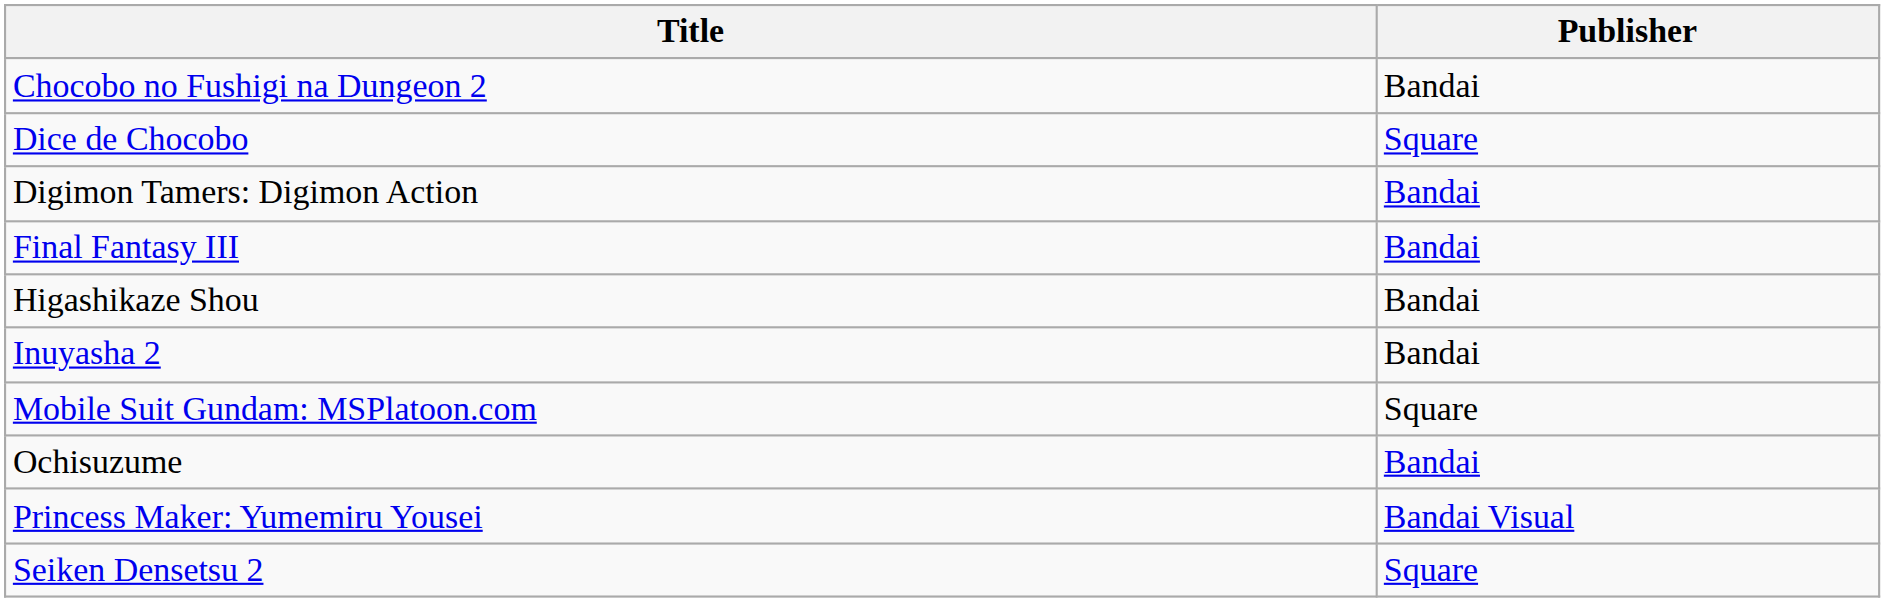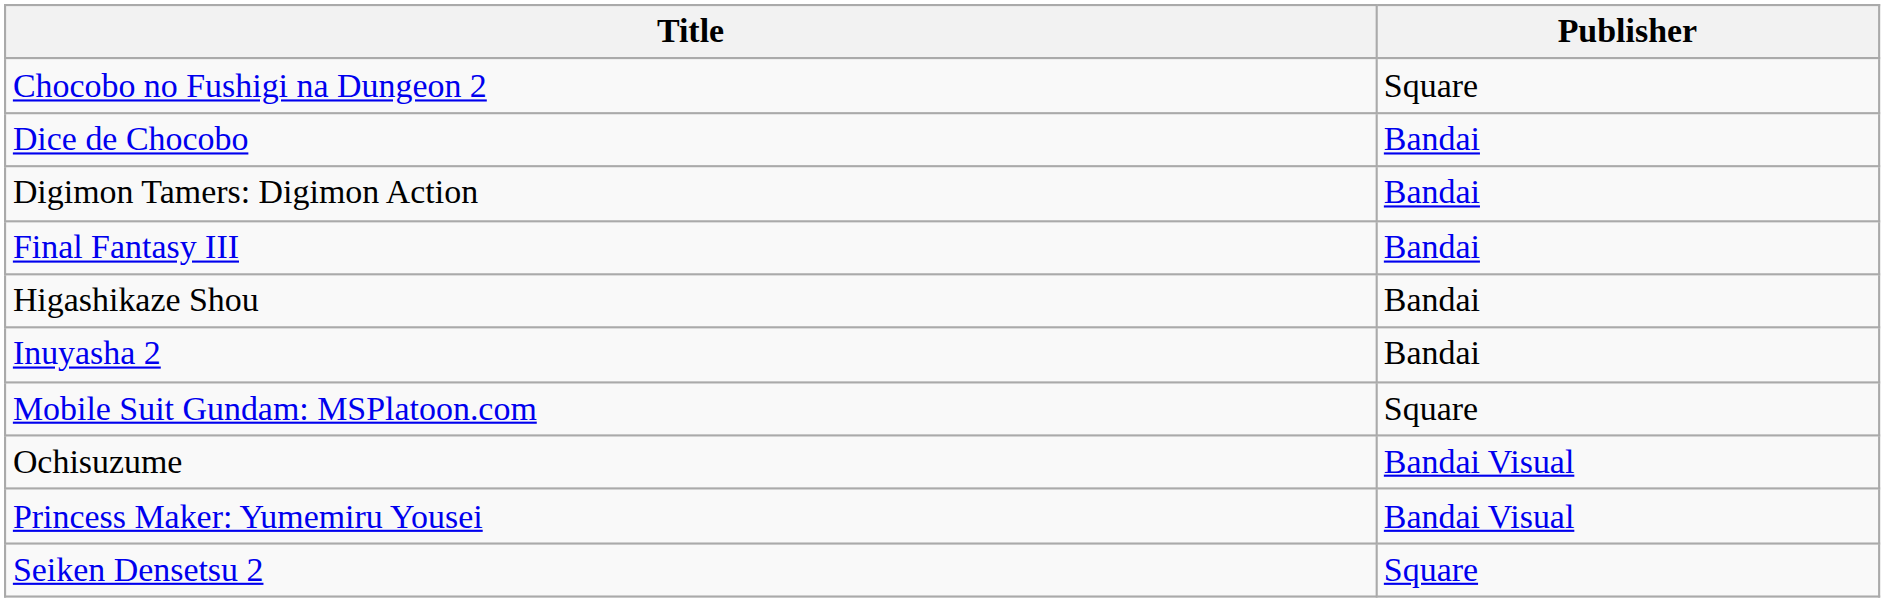(1432, 85) Bandai -> (1431, 85) Square
(1431, 138) Square -> (1432, 138) Bandai
(1432, 461) Bandai -> (1479, 461) Bandai Visual
